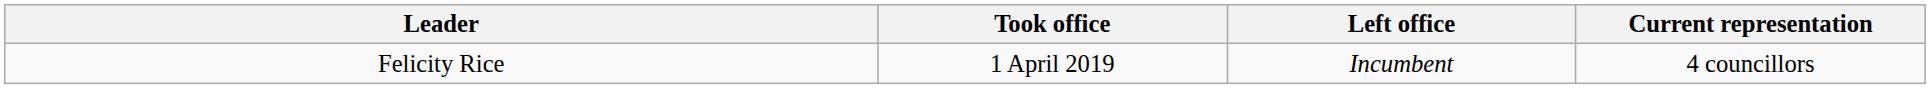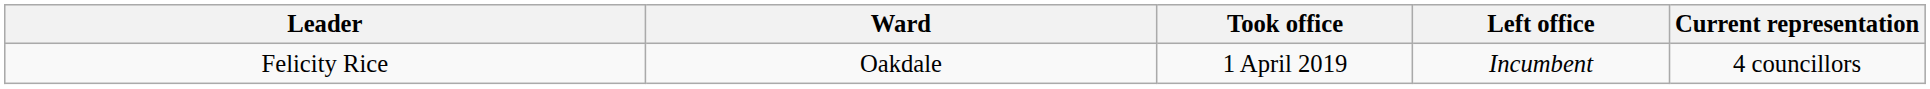+ column: (901, 24)
